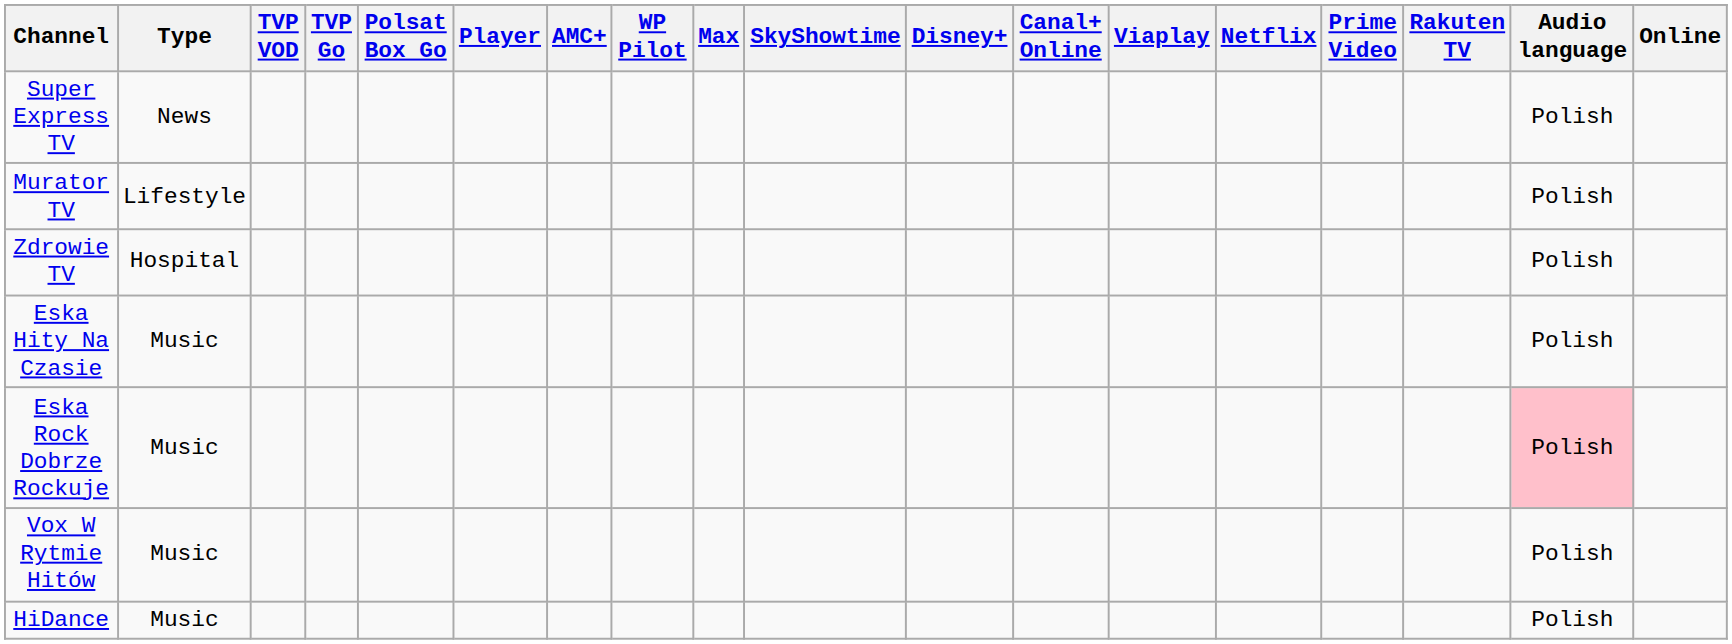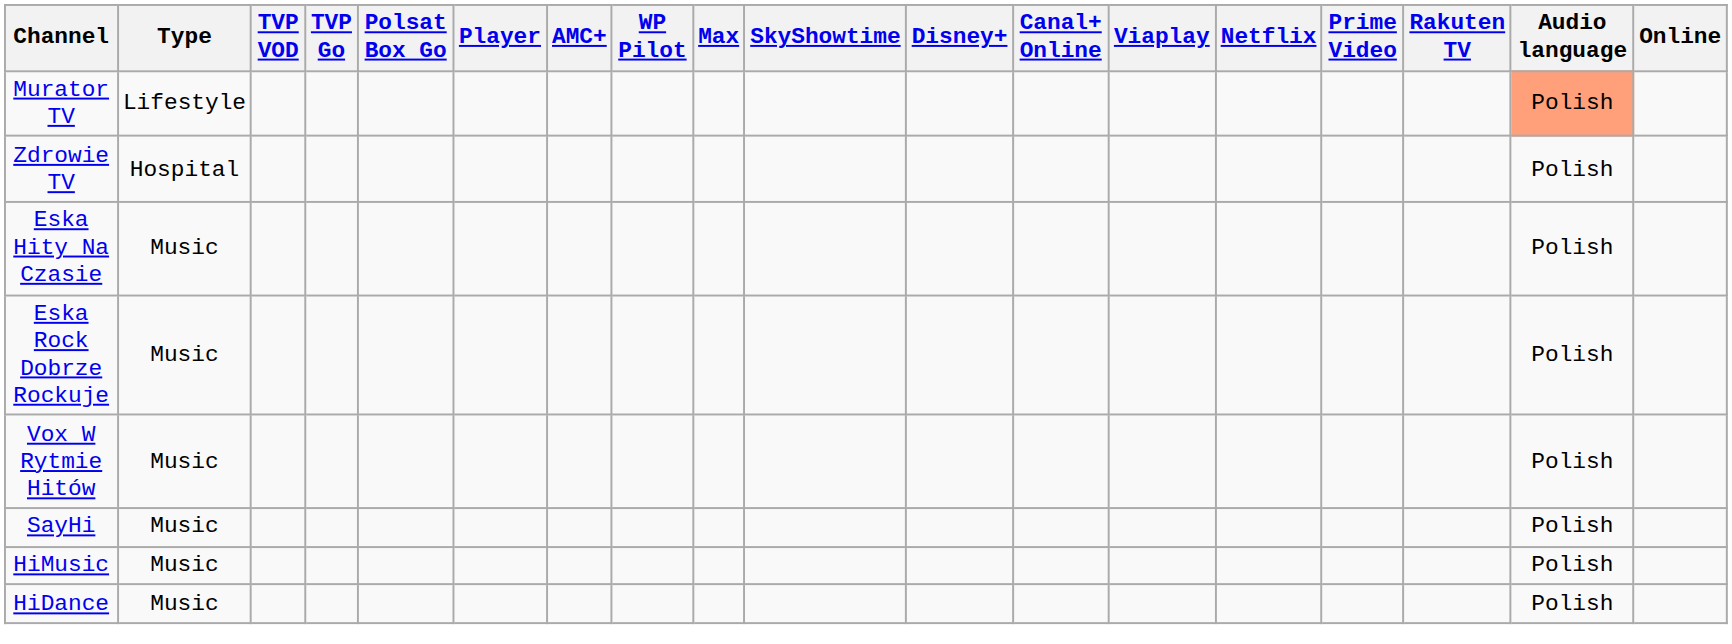- row: (61, 117)
(1572, 196) no background -> (1572, 103) lightsalmon background
(1572, 448) pink background -> (1572, 355) no background
+ row: (61, 527)
+ row: (61, 565)
